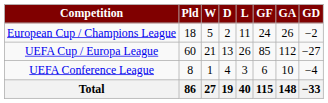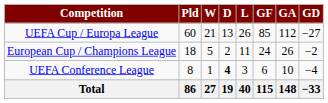rows swapped: (92, 32) <-> (92, 51)
(227, 70) normal -> (227, 70) bold
